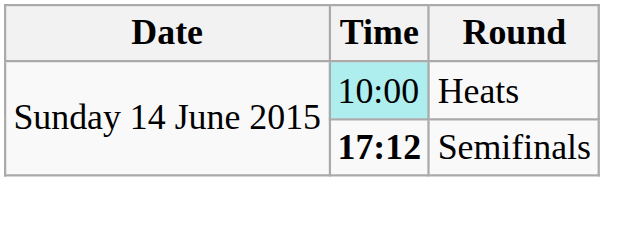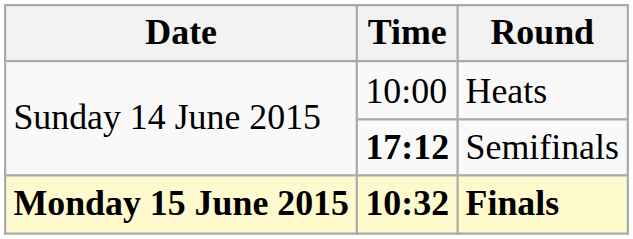(378, 89) paleturquoise background -> (406, 89) no background
+ row: (512, 203)
